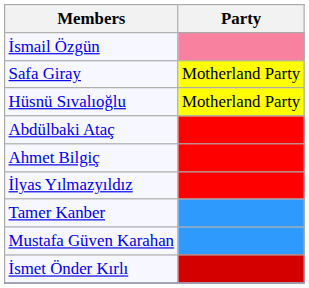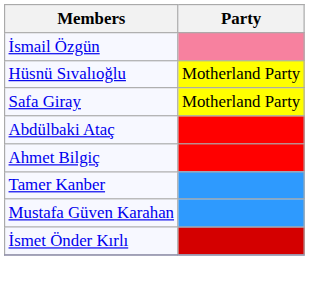rows swapped: (45, 74) <-> (67, 102)
- row: (71, 185)
